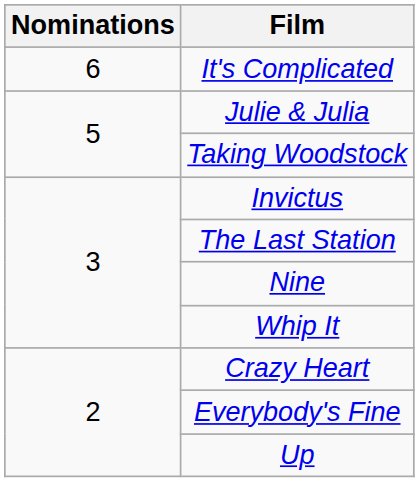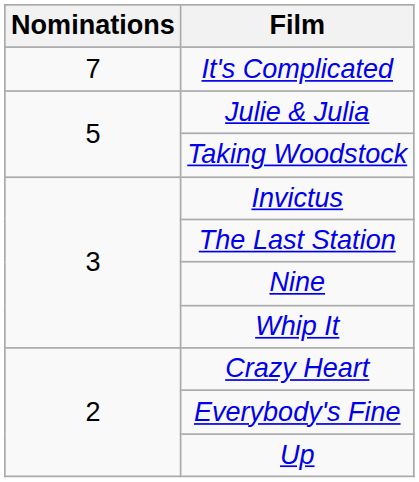(93, 68) 6 -> (93, 68) 7
